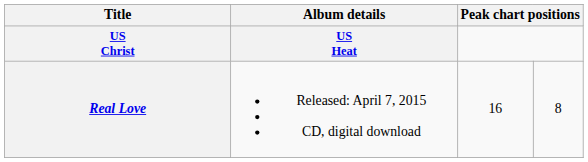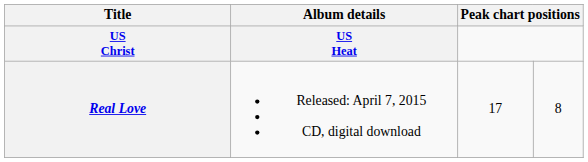(495, 109) 16 -> (495, 109) 17
